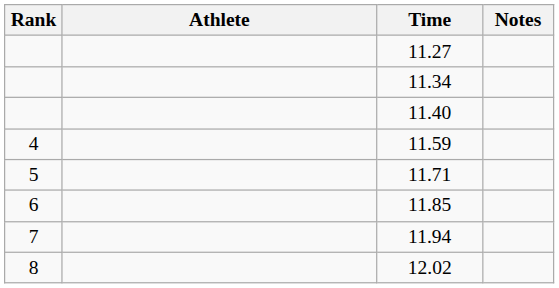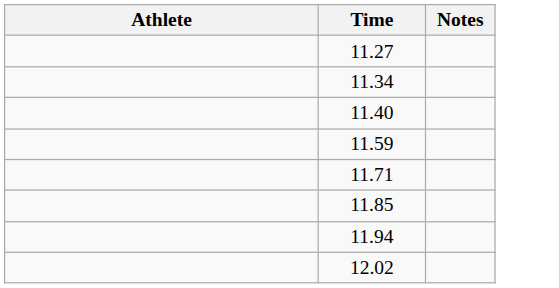- column: (33, 19)
